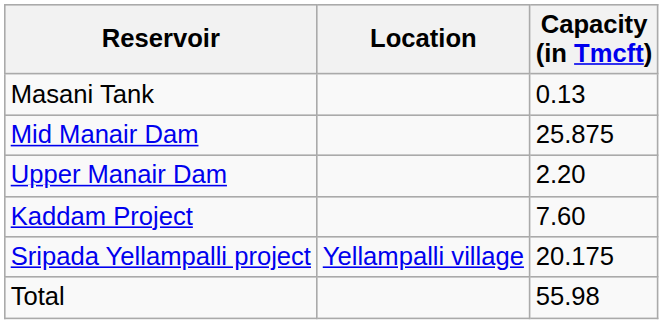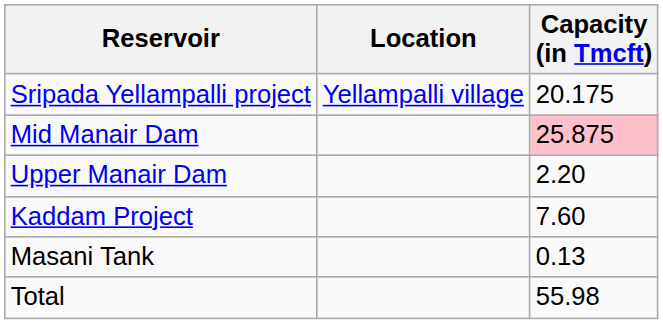rows swapped: (161, 256) <-> (82, 94)
(575, 134) no background -> (575, 134) pink background
